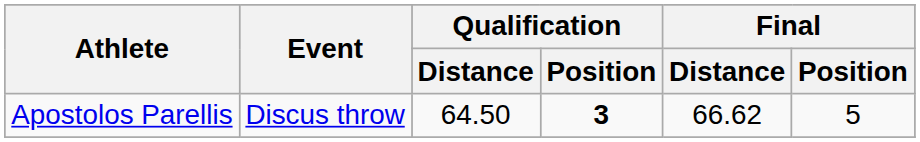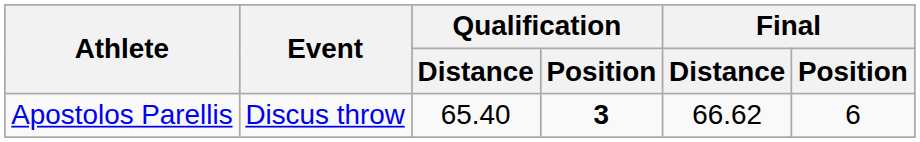(476, 114) 64.50 -> (476, 114) 65.40
(853, 114) 5 -> (853, 114) 6
